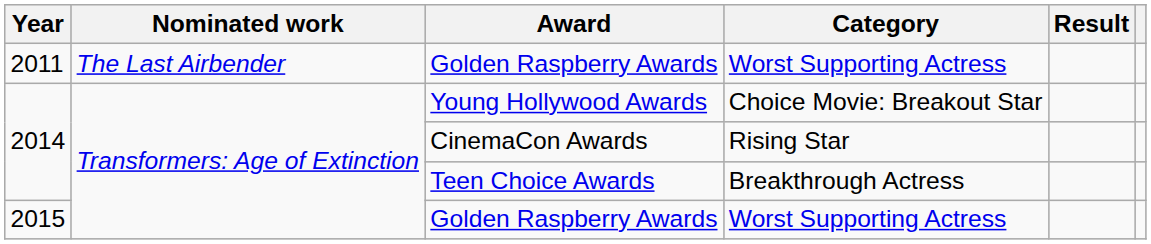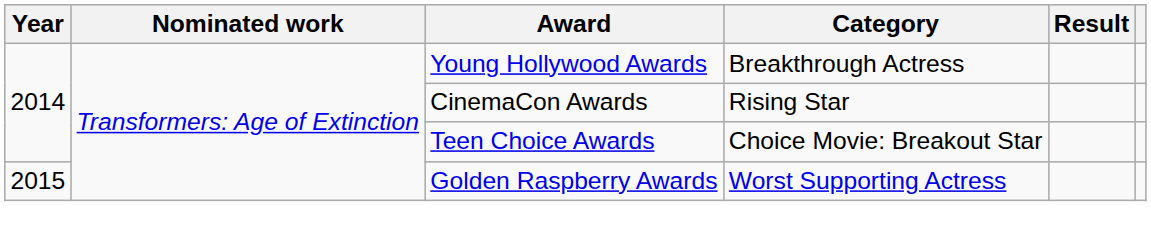- row: (37, 63)
(886, 102) Choice Movie: Breakout Star -> (847, 63) Breakthrough Actress
(847, 180) Breakthrough Actress -> (886, 141) Choice Movie: Breakout Star
